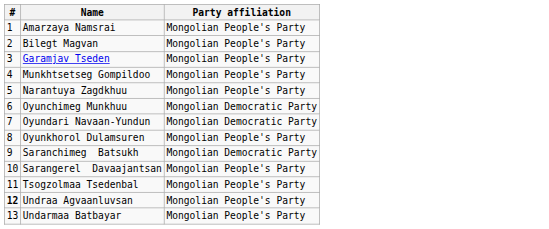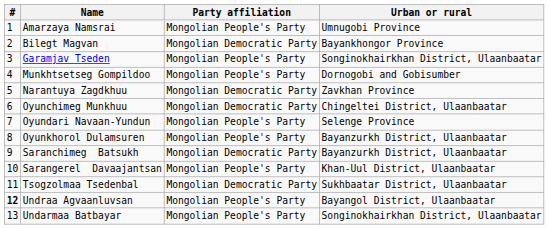+ column: (432, 12)
(236, 44) Mongolian People's Party -> (242, 44) Mongolian Democratic Party
(236, 91) Mongolian People's Party -> (242, 91) Mongolian Democratic Party
(242, 122) Mongolian Democratic Party -> (236, 122) Mongolian People's Party
(236, 185) Mongolian People's Party -> (242, 185) Mongolian Democratic Party
